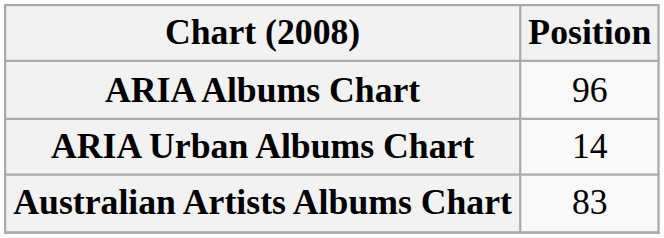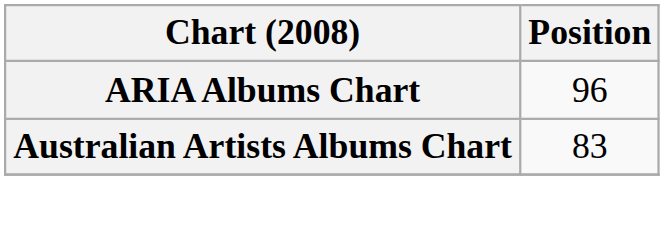- row: (263, 145)
